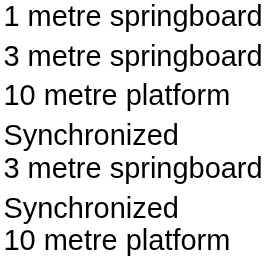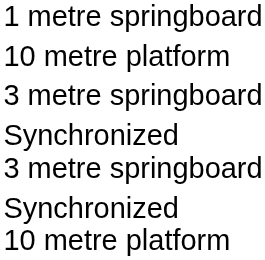rows swapped: (133, 56) <-> (117, 95)
